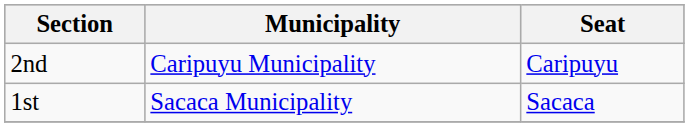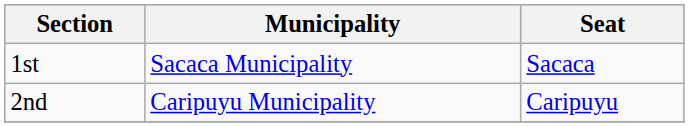rows swapped: (25, 102) <-> (29, 63)
